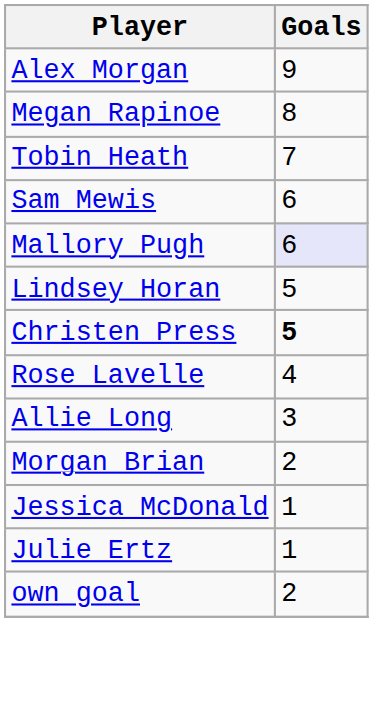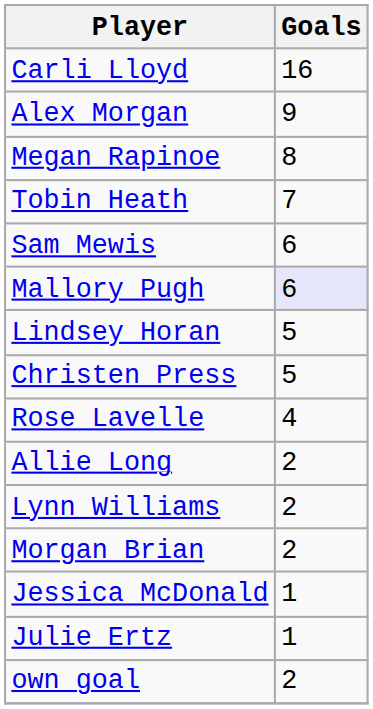+ row: (100, 70)
(289, 332) bold -> (289, 376) normal
(289, 420) 3 -> (289, 463) 2
+ row: (116, 507)
